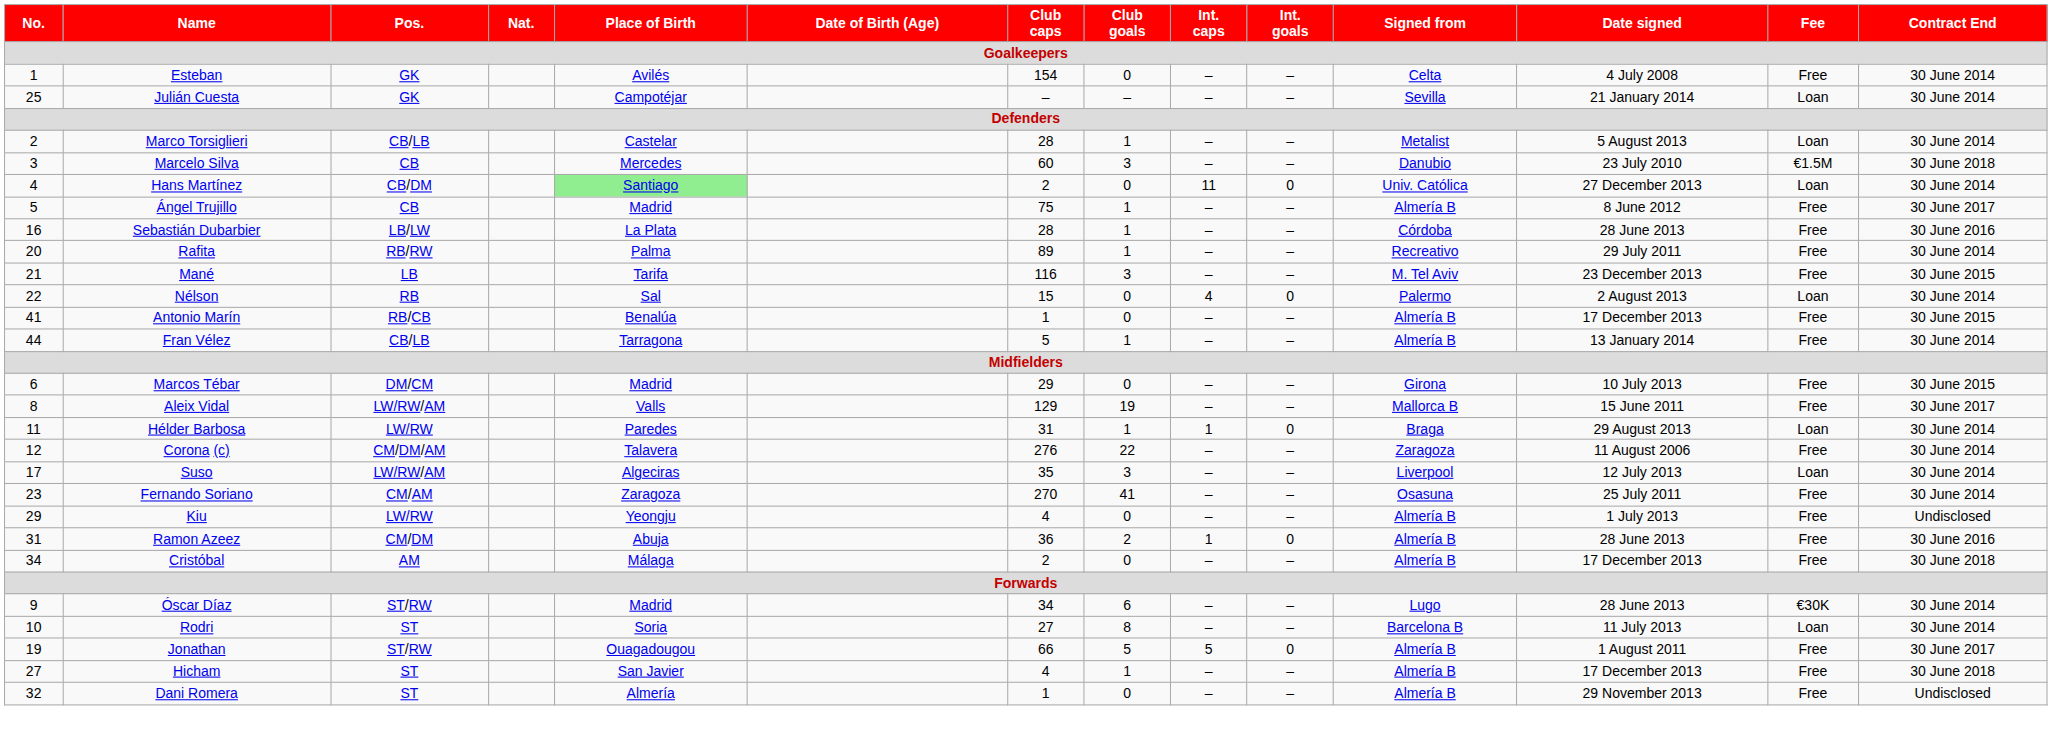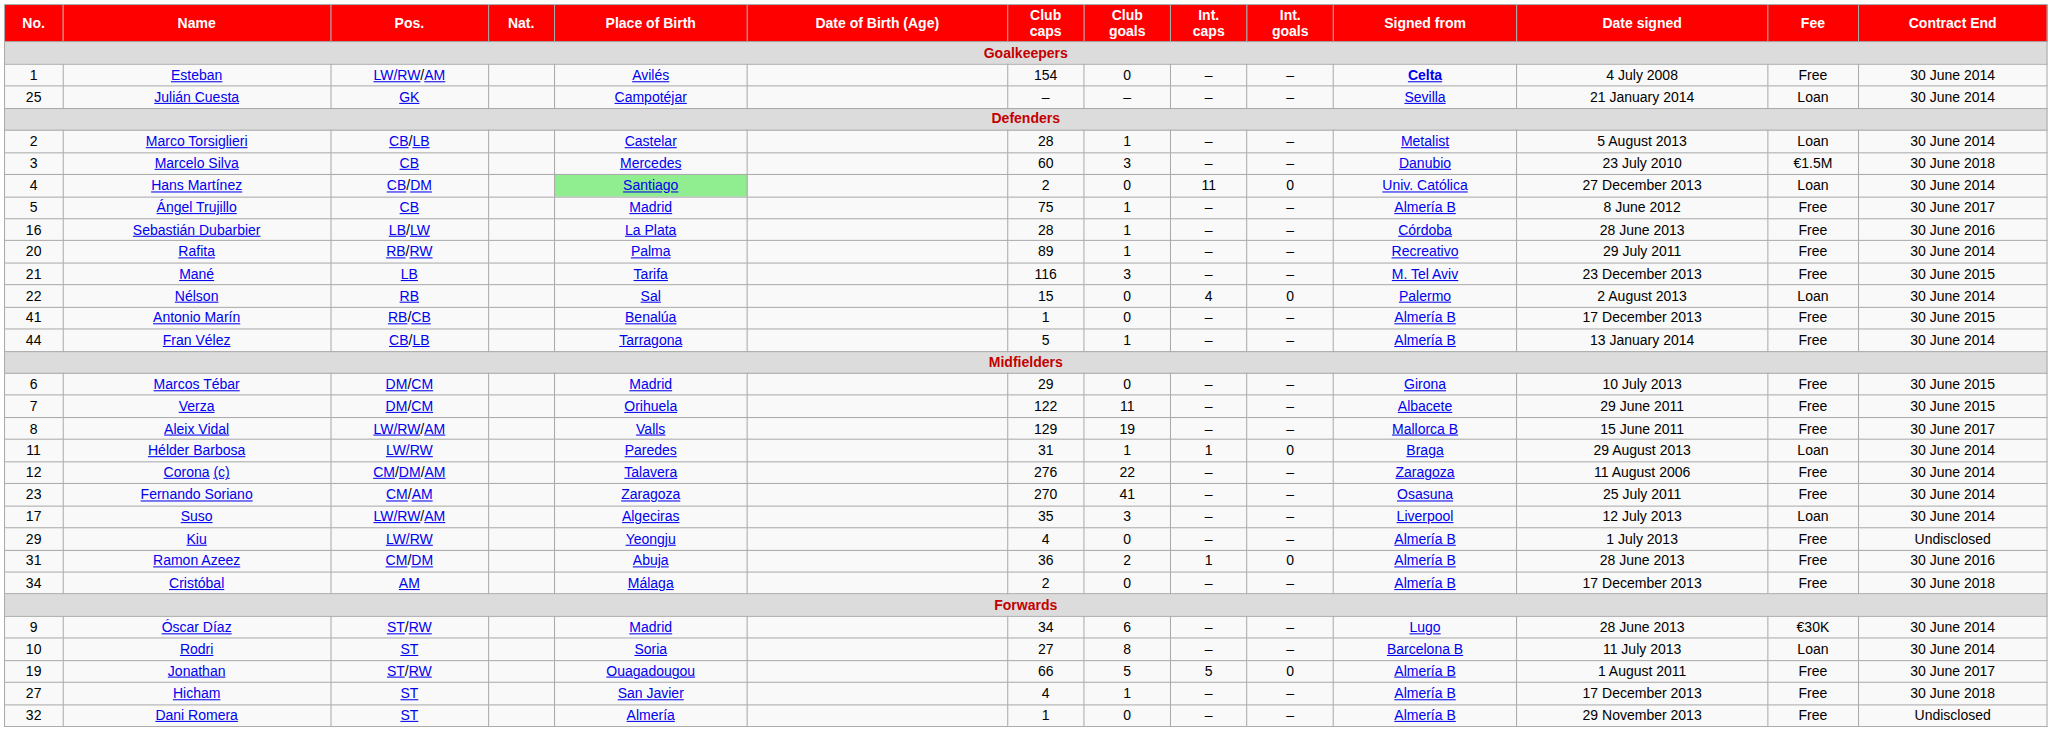(409, 75) GK -> (409, 75) LW/RW/AM
(1425, 75) normal -> (1425, 75) bold
+ row: (197, 406)
rows swapped: (197, 472) <-> (197, 494)
